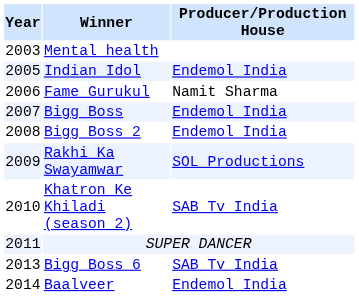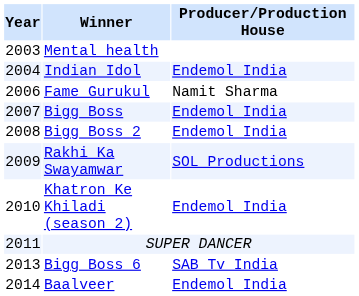(23, 71) 2005 -> (23, 71) 2004
(225, 207) SAB Tv India -> (229, 207) Endemol India
